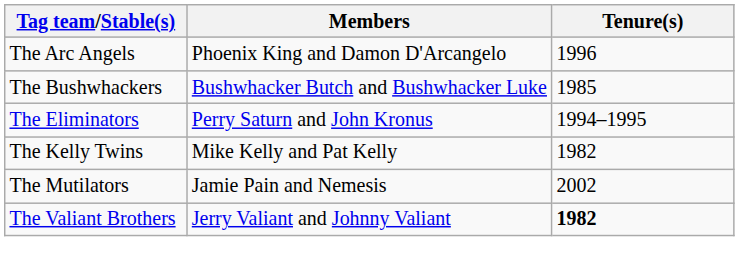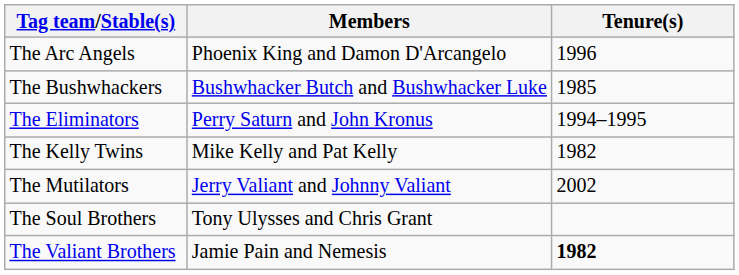(289, 185) Jamie Pain and Nemesis -> (321, 185) Jerry Valiant and Johnny Valiant
+ row: (83, 218)
(321, 218) Jerry Valiant and Johnny Valiant -> (289, 251) Jamie Pain and Nemesis
